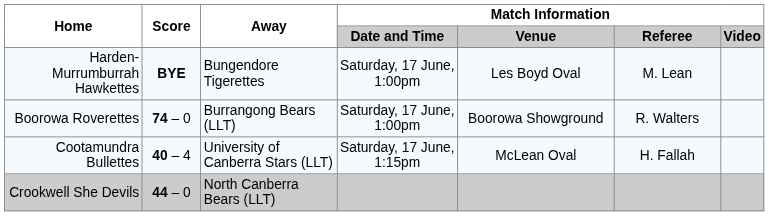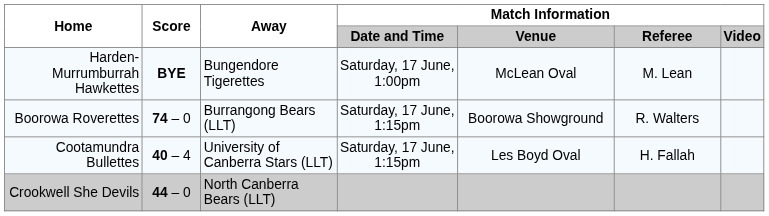(536, 73) Les Boyd Oval -> (536, 73) McLean Oval
(397, 118) Saturday, 17 June, 1:00pm -> (397, 118) Saturday, 17 June, 1:15pm
(536, 155) McLean Oval -> (536, 155) Les Boyd Oval
